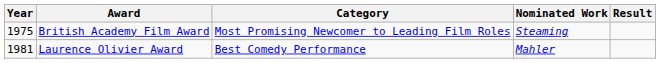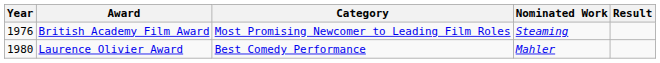(20, 31) 1975 -> (20, 31) 1976
(20, 49) 1981 -> (20, 49) 1980
